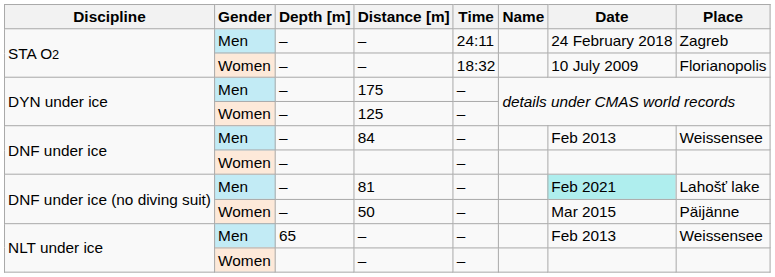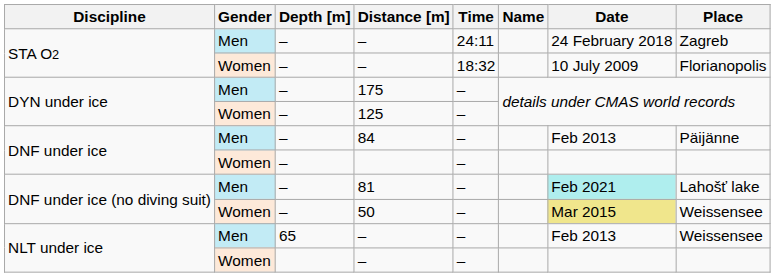(721, 138) Weissensee -> (709, 138) Päijänne
(584, 211) no background -> (584, 211) khaki background
(709, 211) Päijänne -> (721, 211) Weissensee
